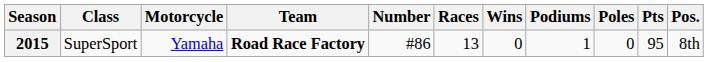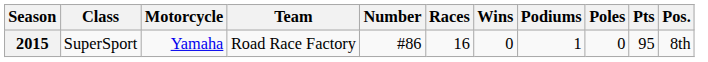(298, 43) bold -> (293, 43) normal
(471, 43) 13 -> (462, 43) 16
